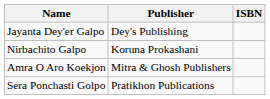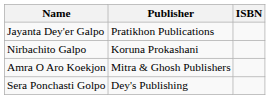(149, 31) Dey's Publishing -> (163, 31) Pratikhon Publications
(163, 85) Pratikhon Publications -> (149, 85) Dey's Publishing
